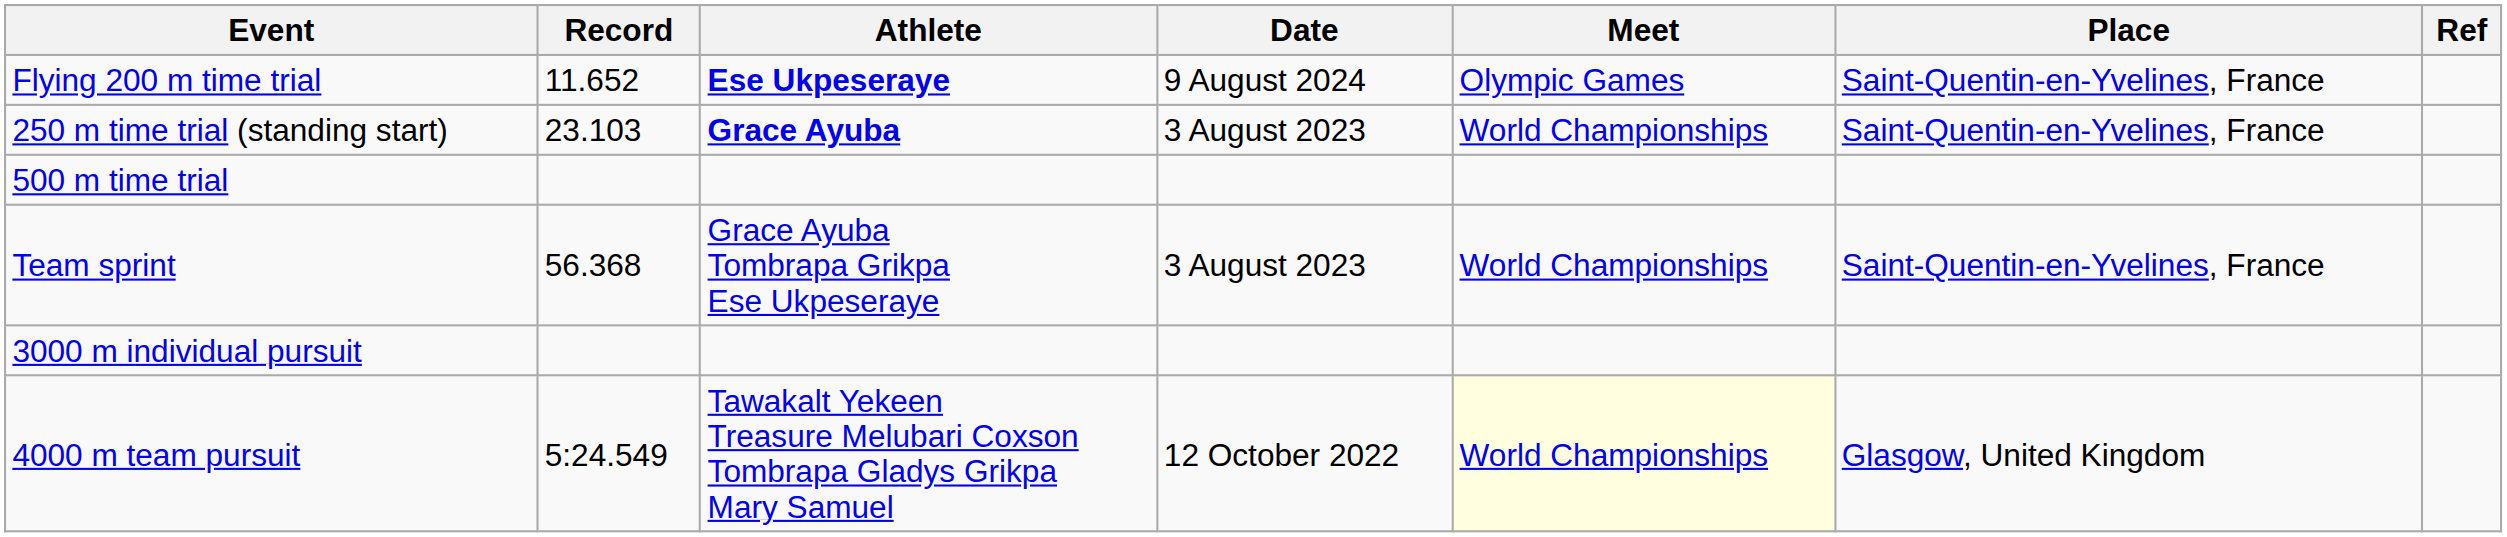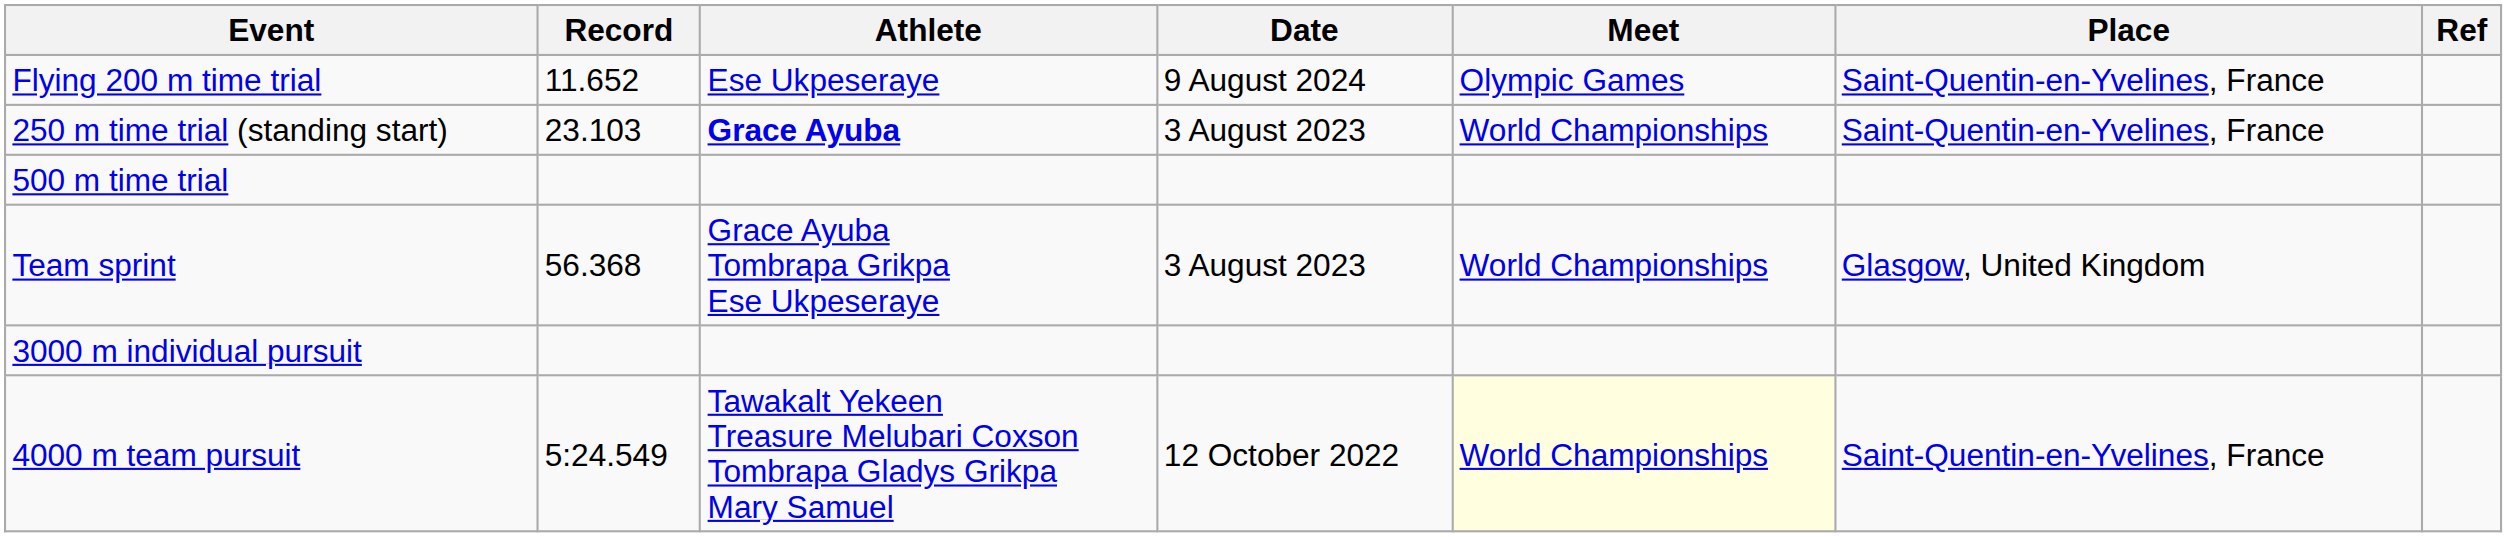(829, 80) bold -> (823, 80) normal
(2083, 266) Saint-Quentin-en-Yvelines, France -> (2024, 266) Glasgow, United Kingdom
(2024, 454) Glasgow, United Kingdom -> (2083, 454) Saint-Quentin-en-Yvelines, France
